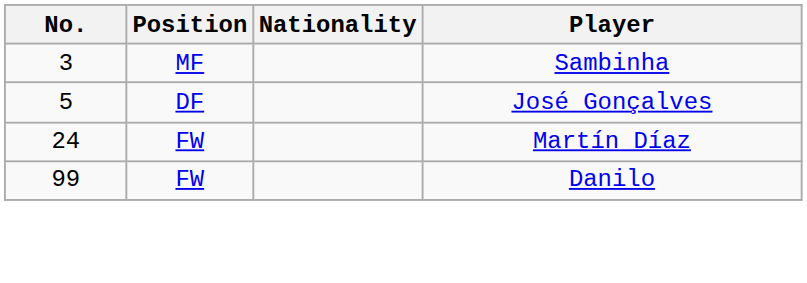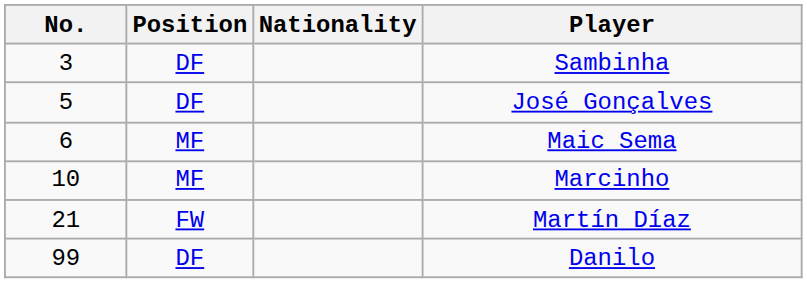(190, 63) MF -> (190, 63) DF
+ row: (612, 141)
+ row: (612, 180)
(66, 141) 24 -> (66, 219) 21
(190, 180) FW -> (190, 258) DF
